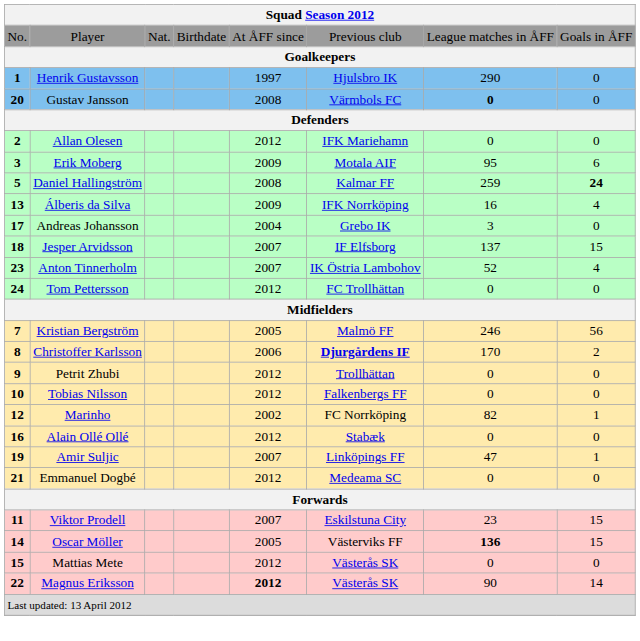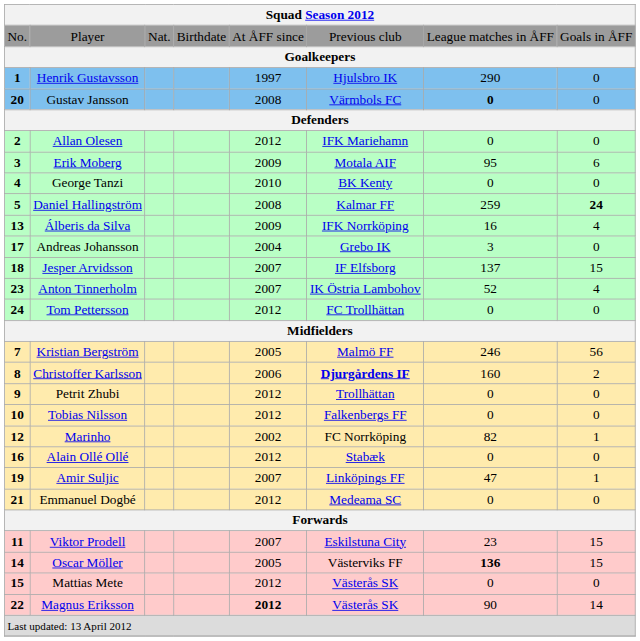+ row: (88, 183)
(490, 352) 170 -> (490, 373) 160
